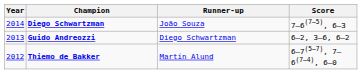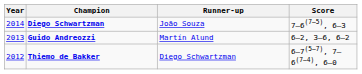(198, 37) Diego Schwartzman -> (186, 37) Martín Alund
(186, 56) Martín Alund -> (198, 56) Diego Schwartzman
